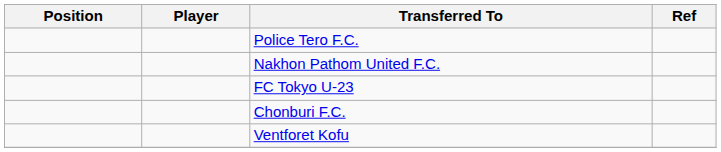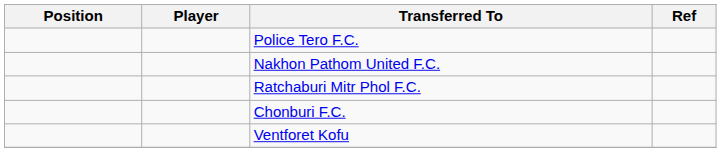+ row: (337, 87)
- row: (304, 87)
